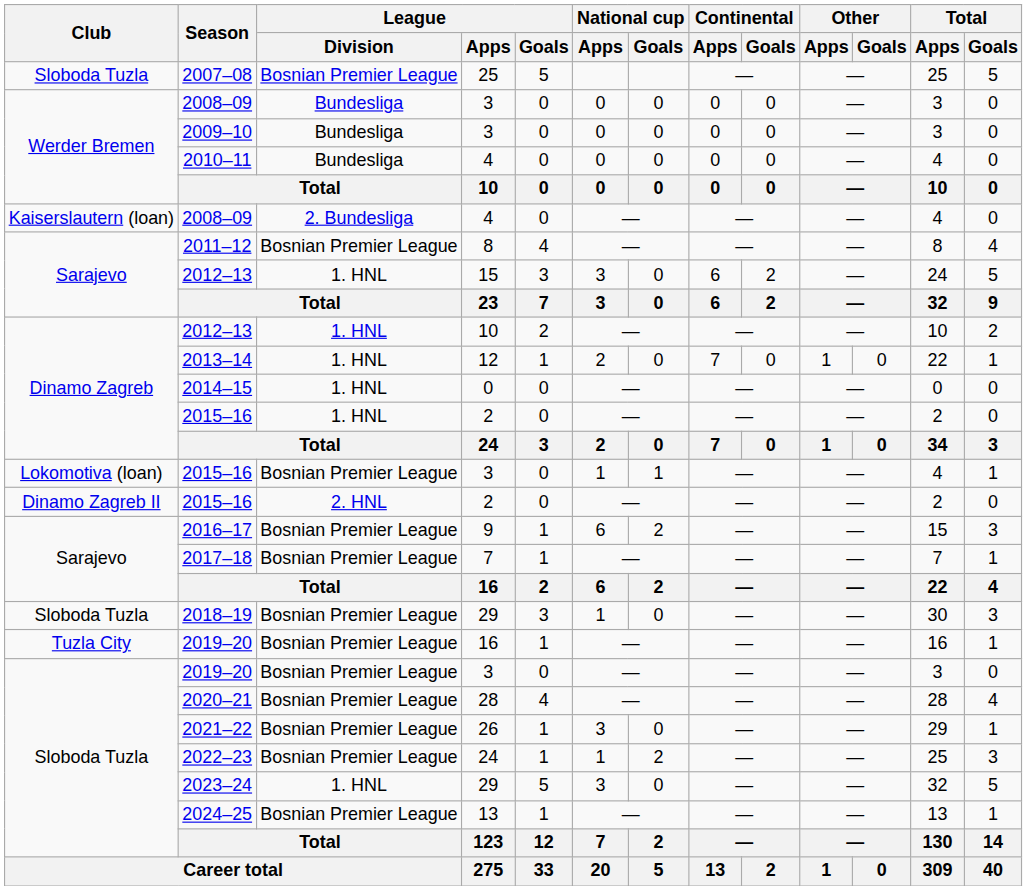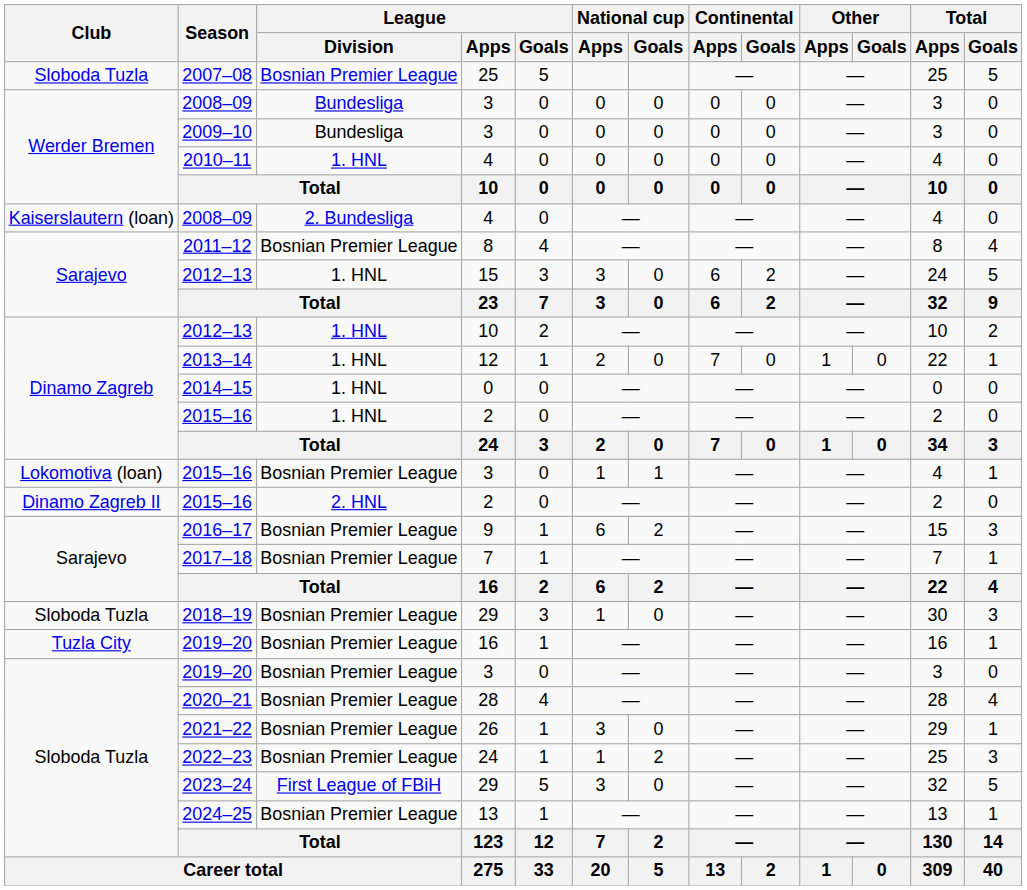(359, 160) Bundesliga -> (359, 160) 1. HNL
(359, 786) 1. HNL -> (359, 786) First League of FBiH
